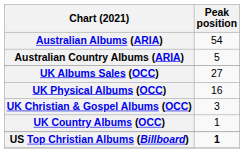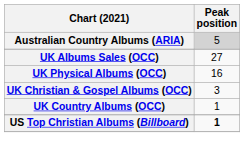- row: (99, 40)
(217, 57) no background -> (217, 40) lightgrey background
